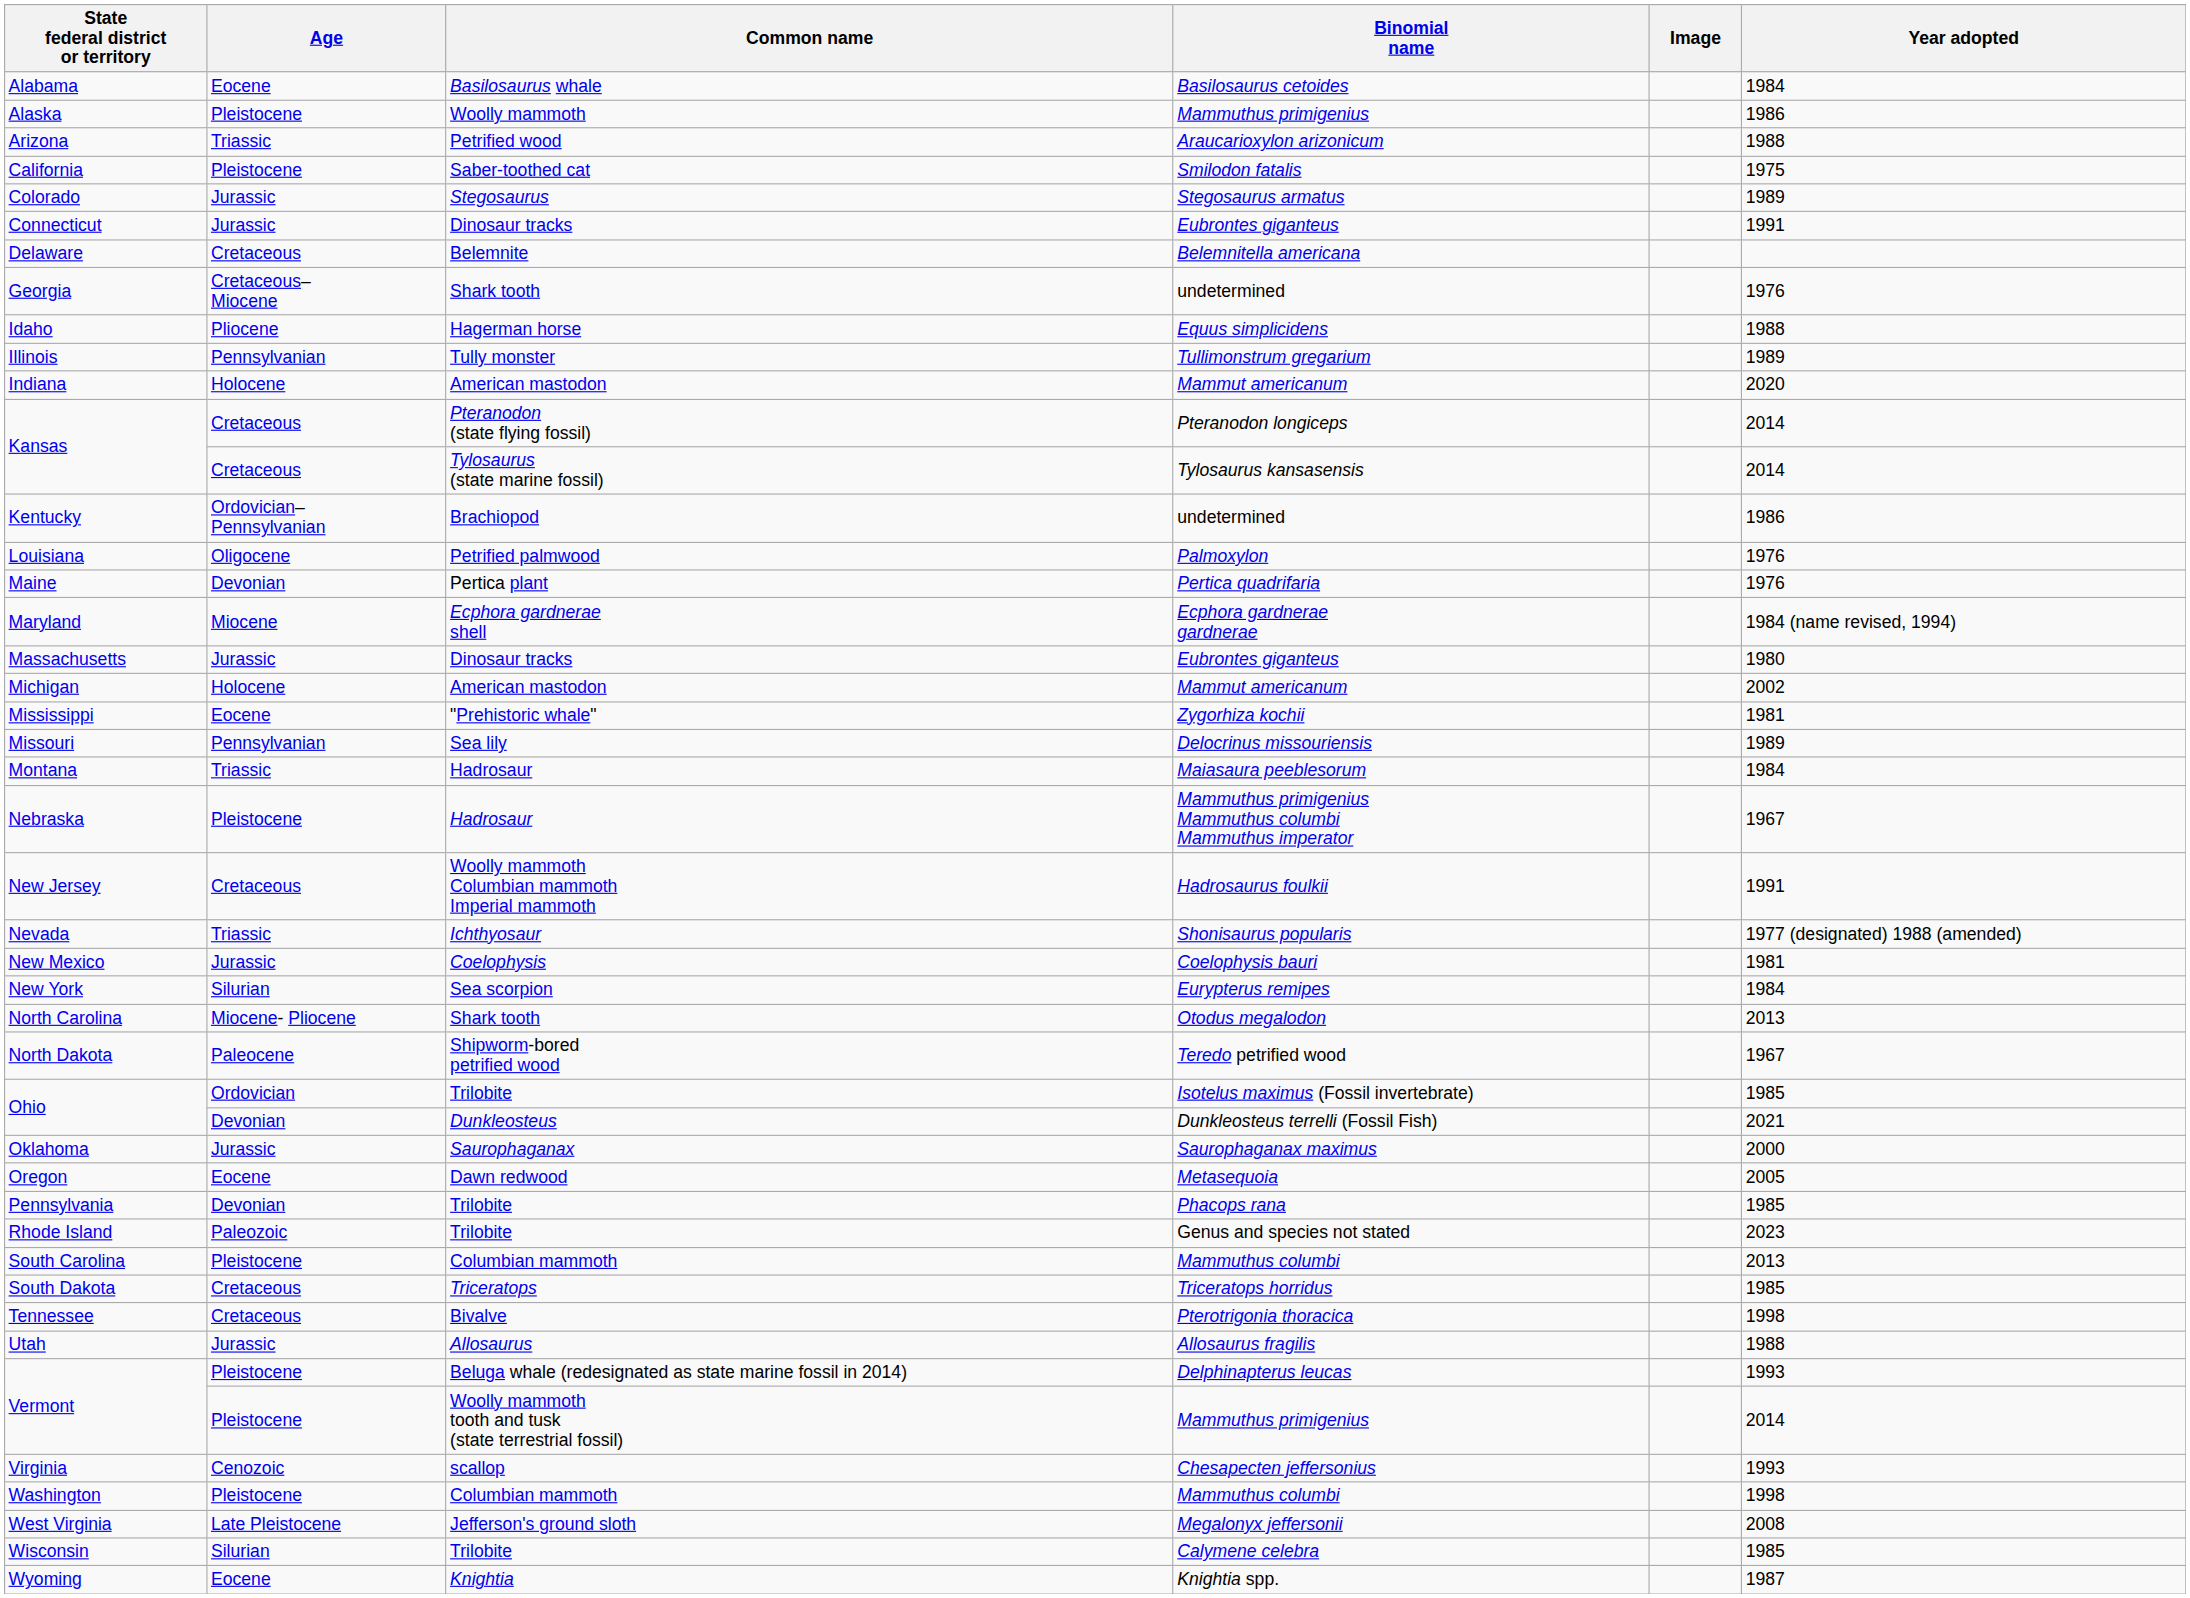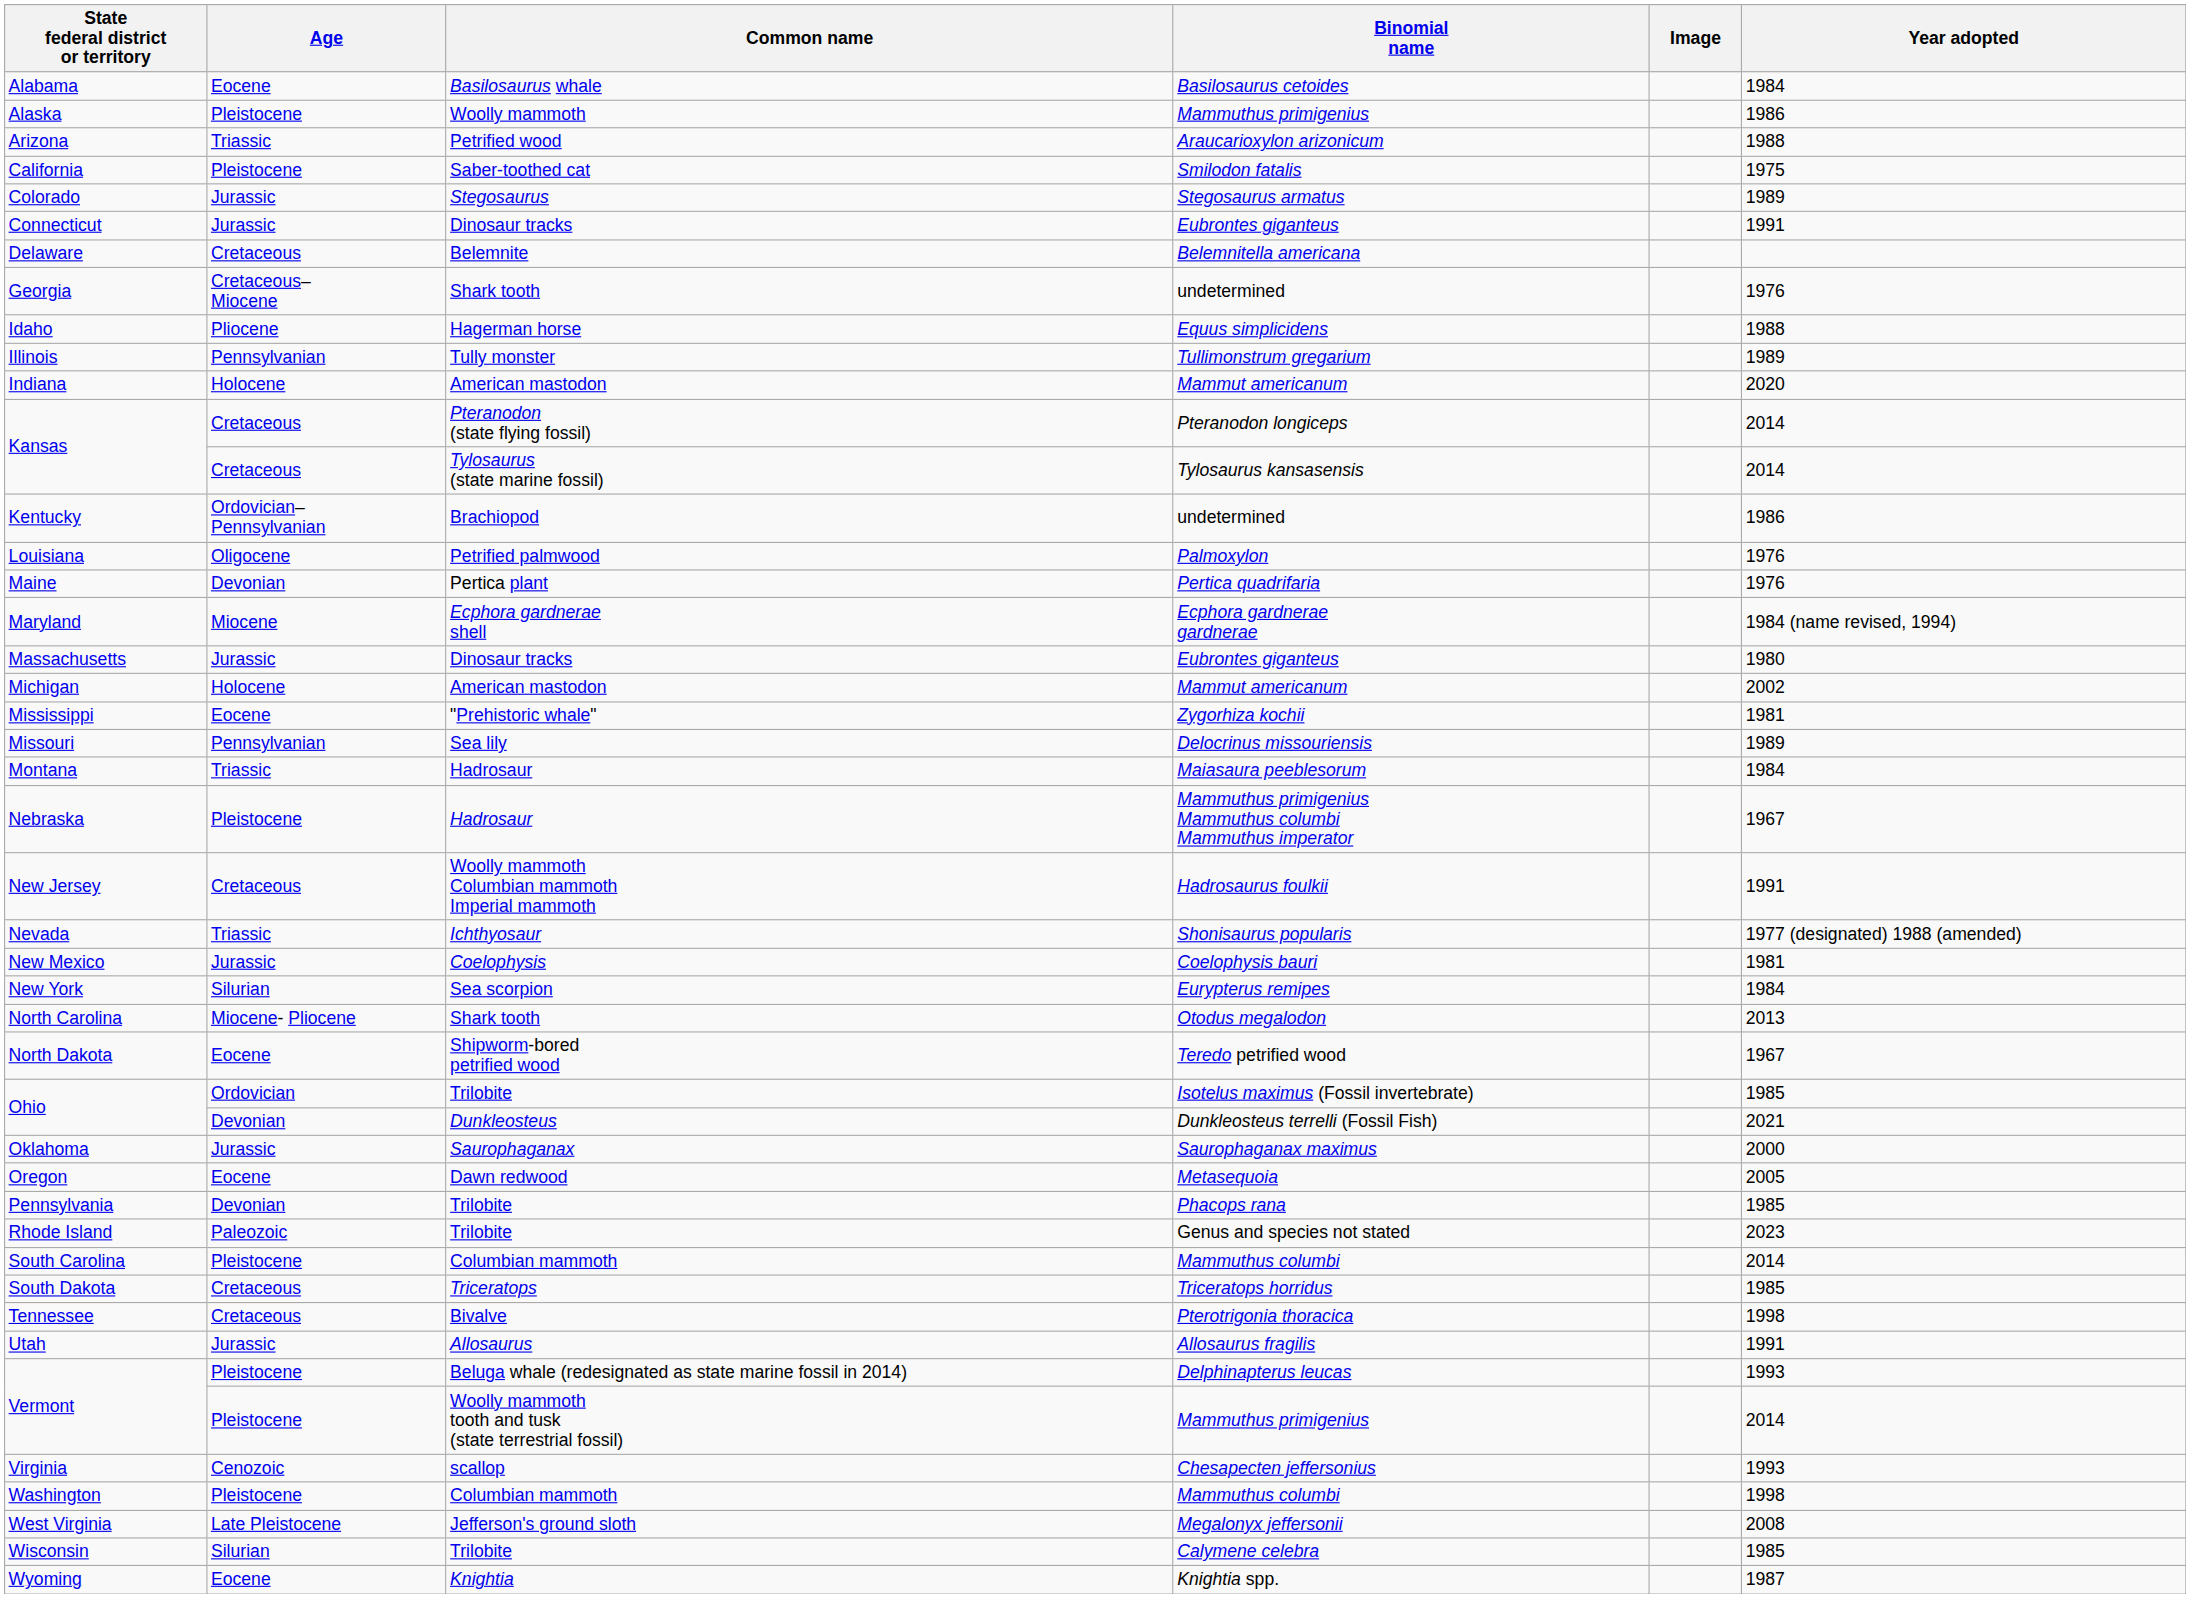(253, 1055) Paleocene -> (241, 1055) Eocene
(1765, 1260) 2013 -> (1765, 1260) 2014
(1765, 1344) 1988 -> (1765, 1344) 1991
